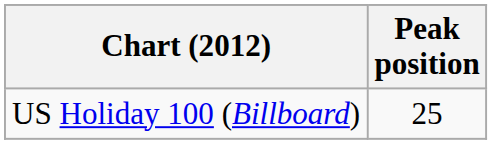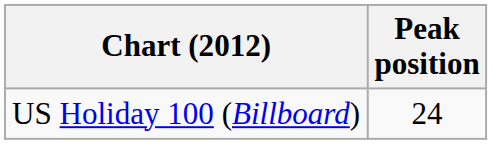(427, 113) 25 -> (427, 113) 24
